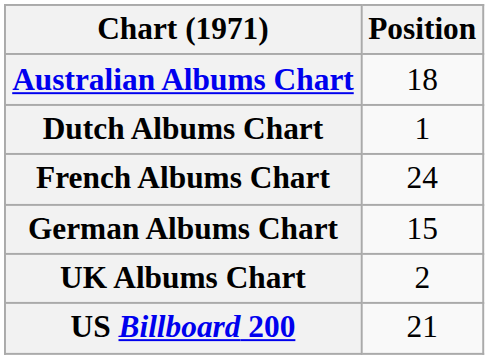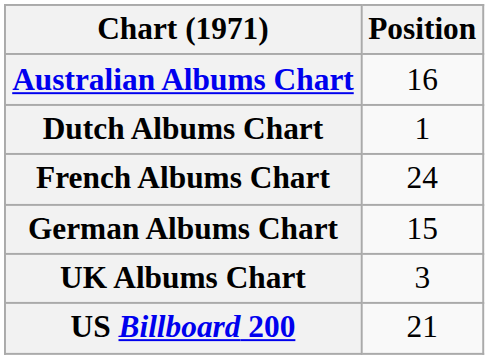(422, 79) 18 -> (422, 79) 16
(422, 278) 2 -> (422, 278) 3
